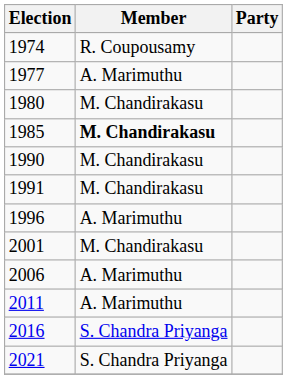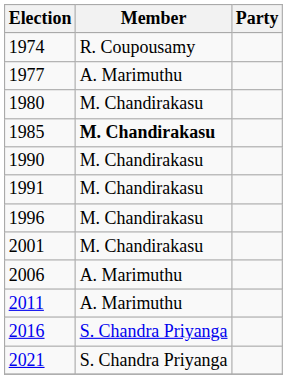(131, 217) A. Marimuthu -> (141, 217) M. Chandirakasu
